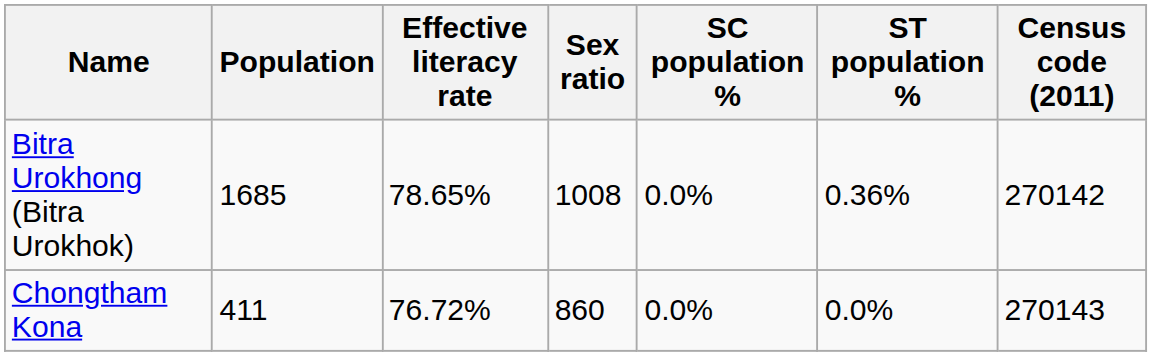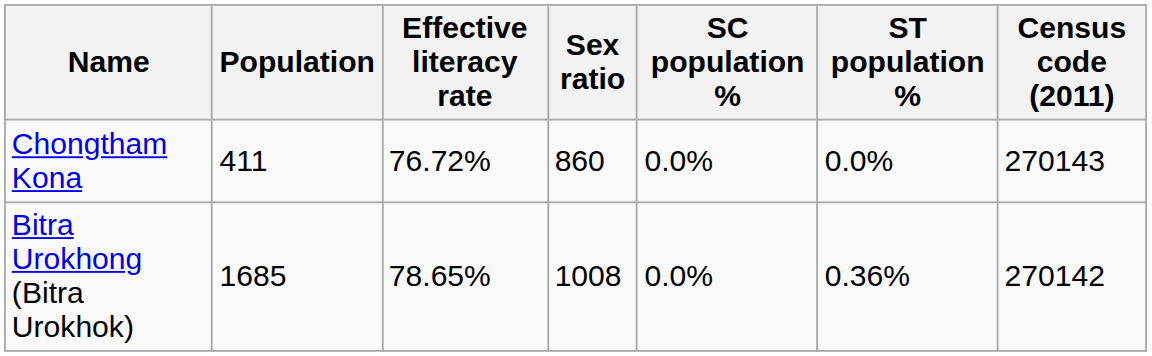rows swapped: (90, 309) <-> (77, 194)
